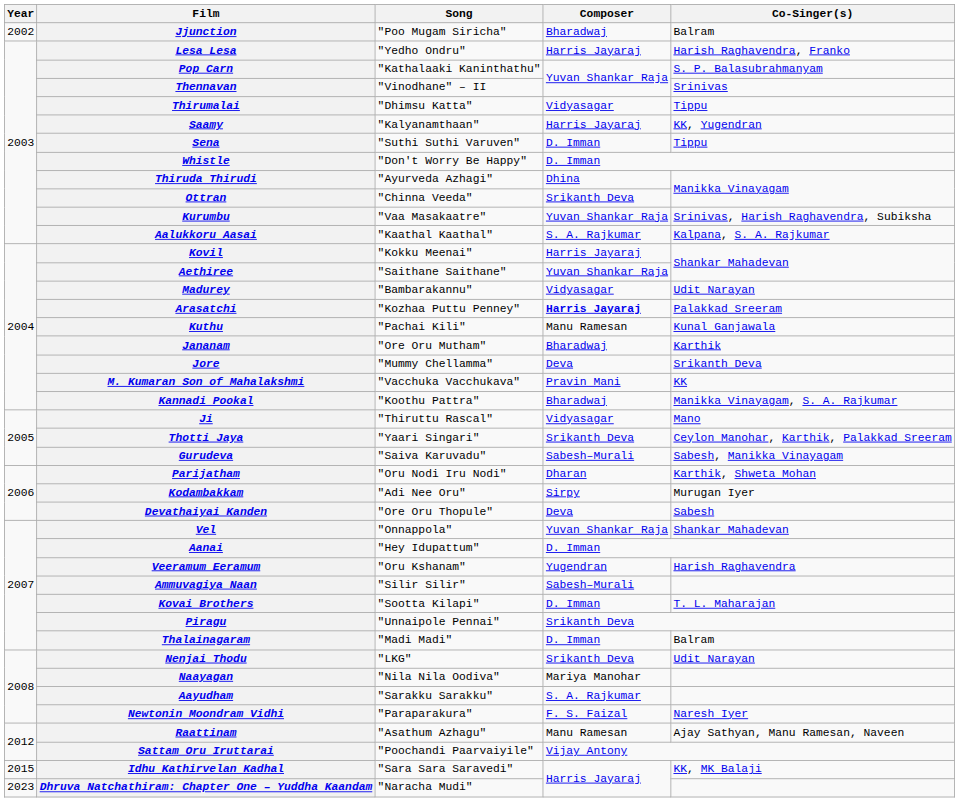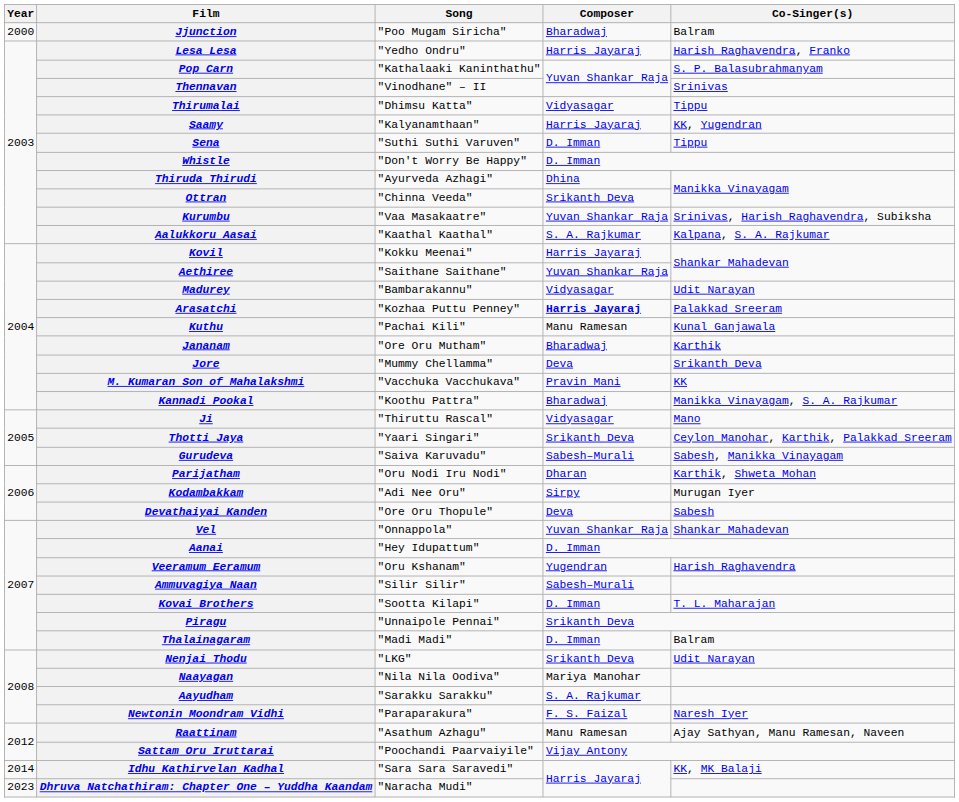(21, 32) 2002 -> (21, 32) 2000
(21, 769) 2015 -> (21, 769) 2014
